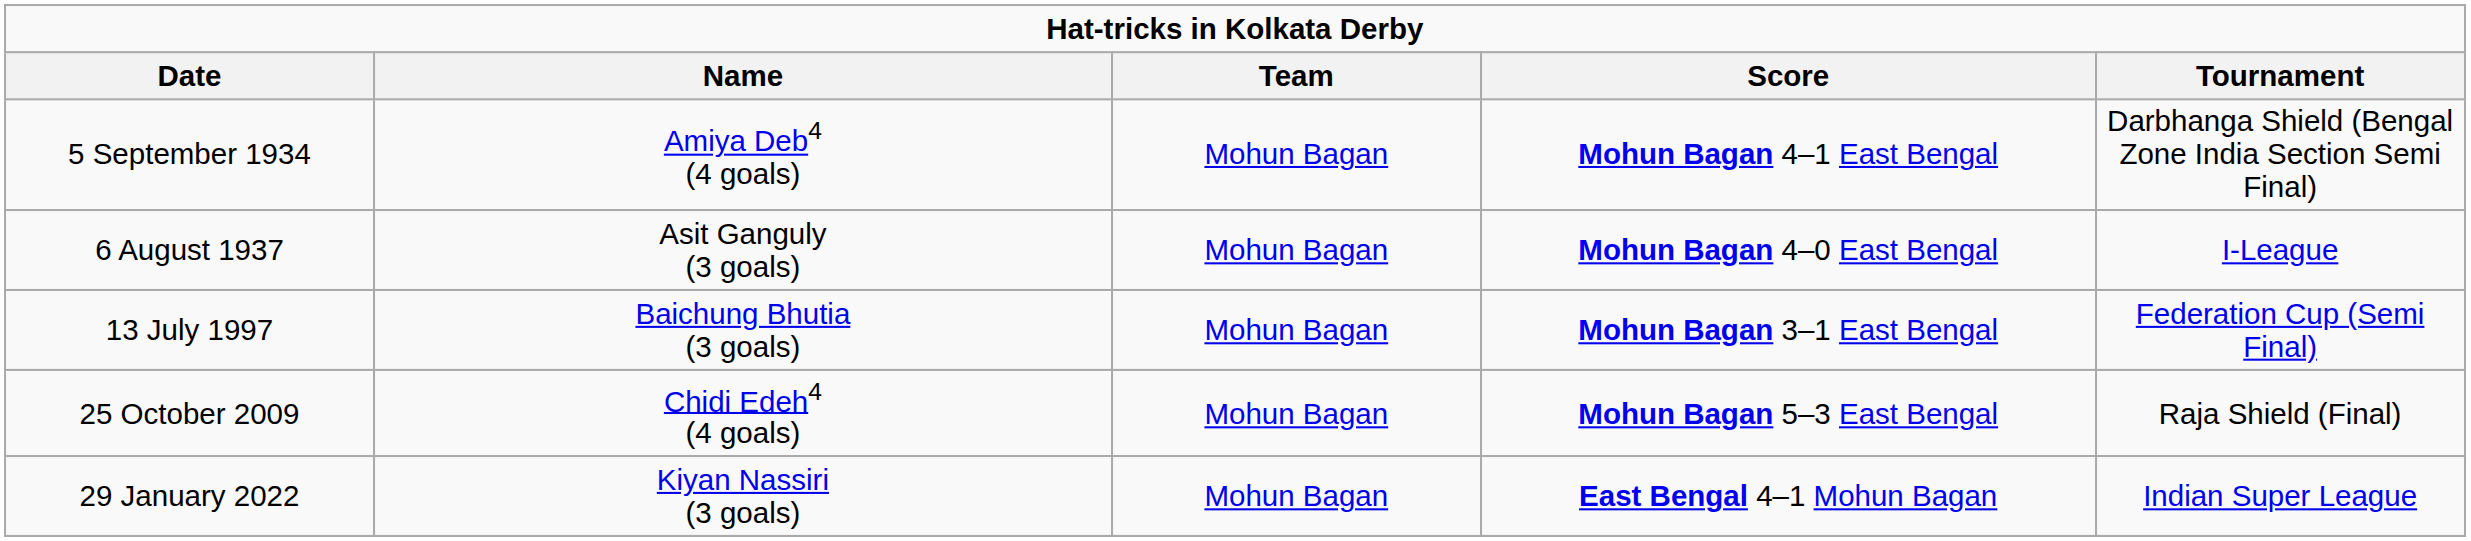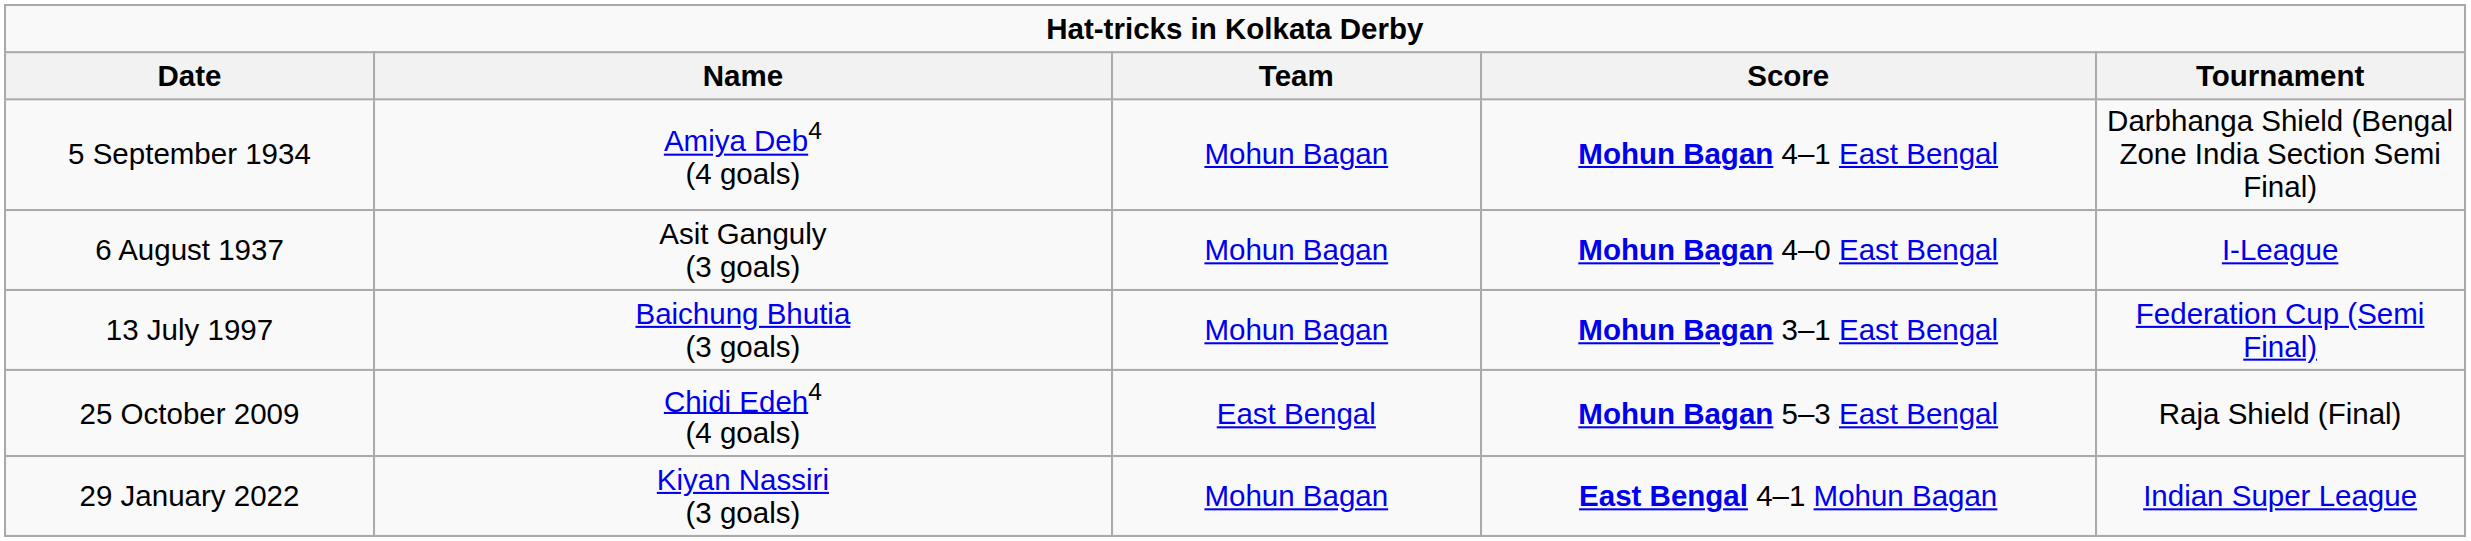(1296, 413) Mohun Bagan -> (1296, 413) East Bengal
